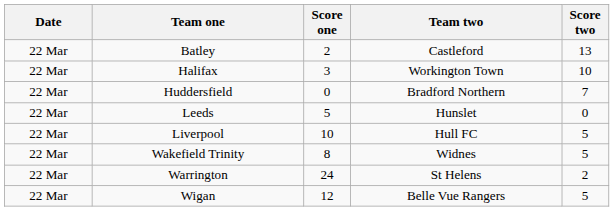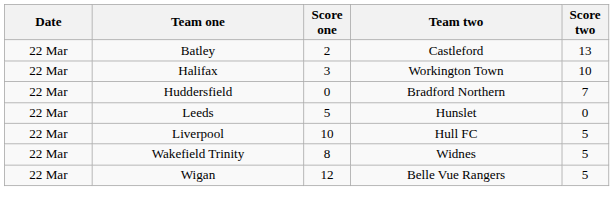- row: (198, 175)
